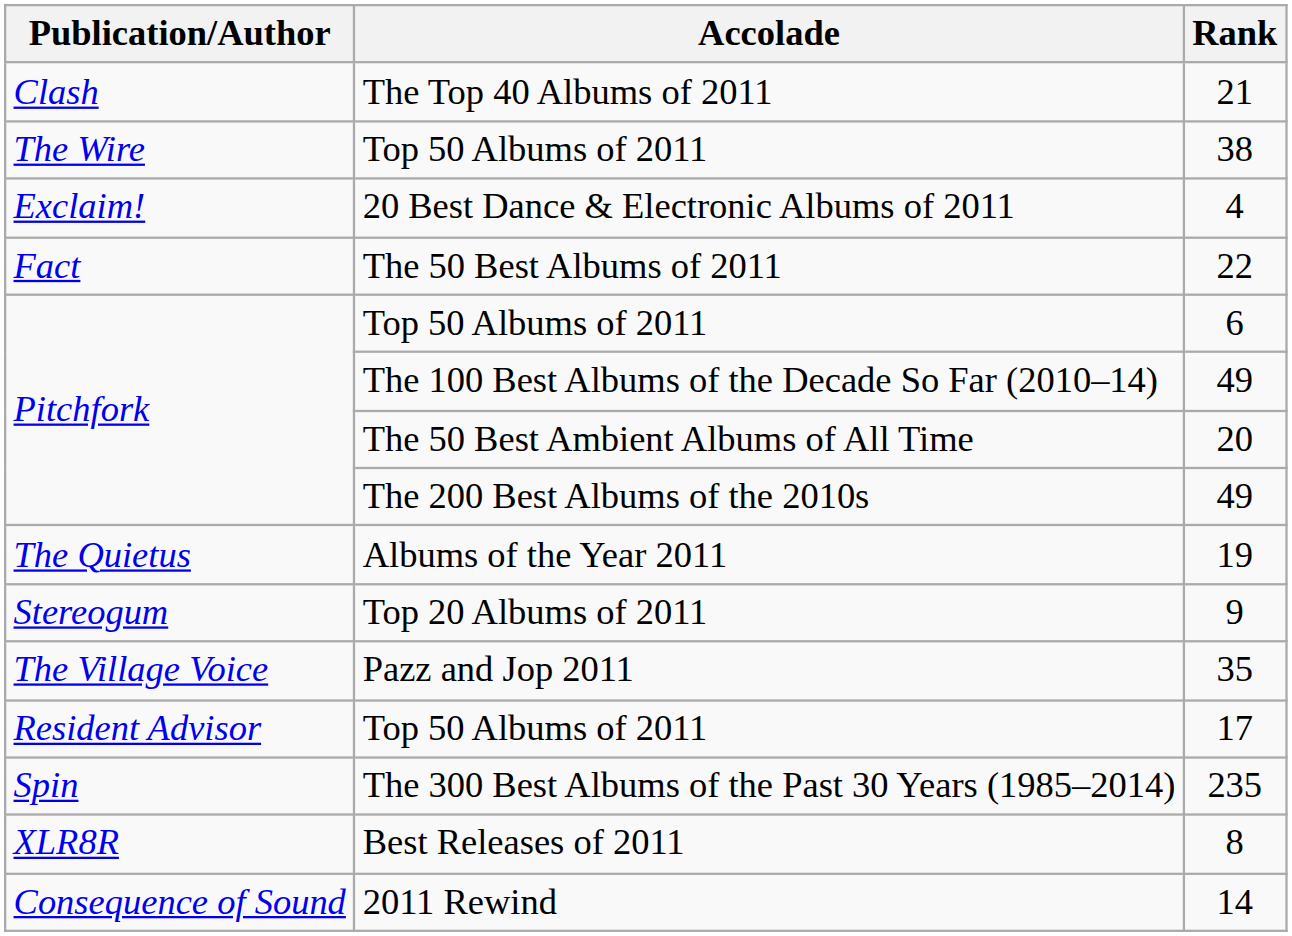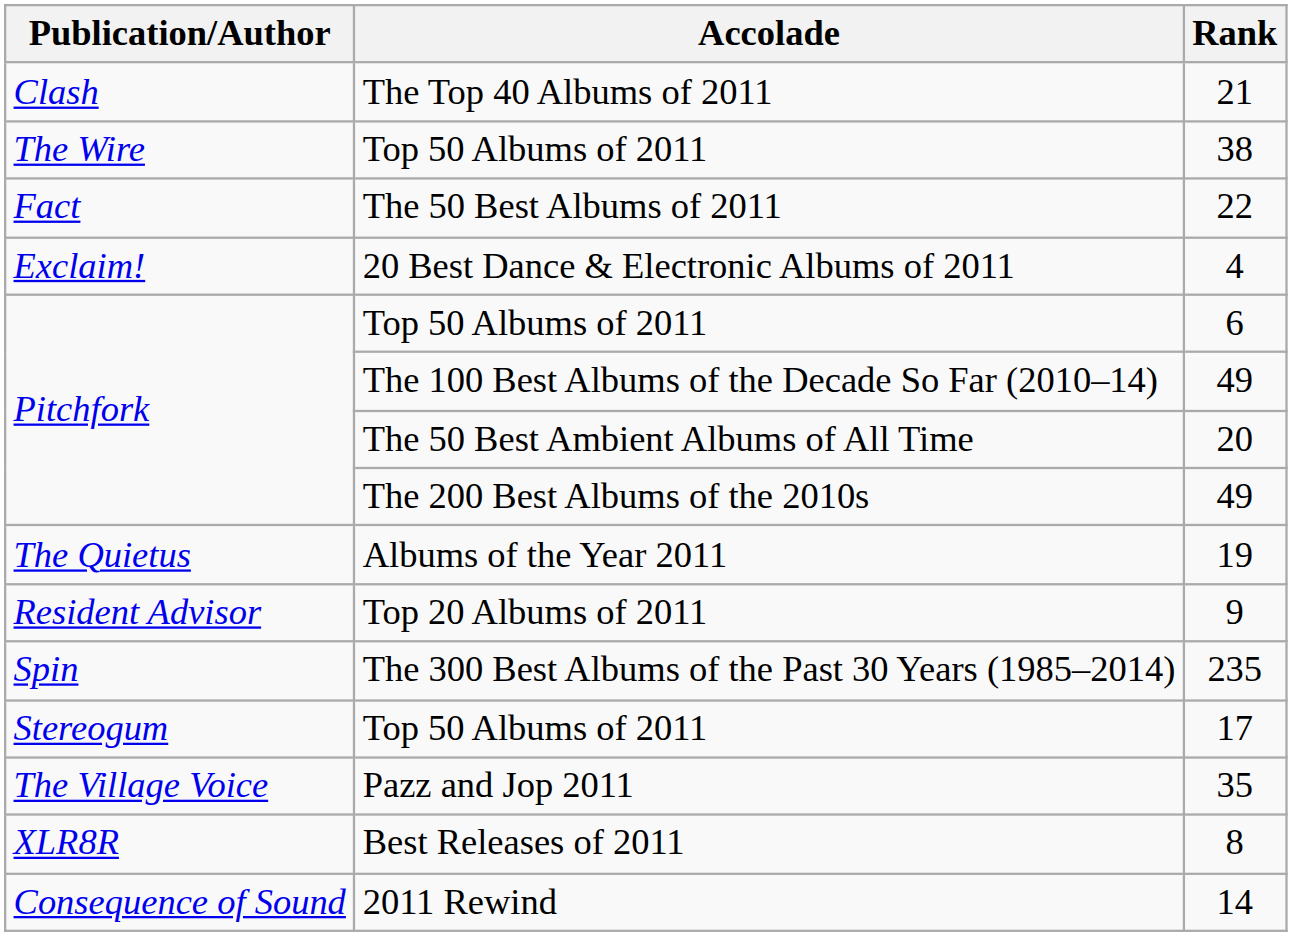rows swapped: (689, 206) <-> (572, 264)
(91, 611) Stereogum -> (137, 611) Resident Advisor
rows swapped: (769, 785) <-> (498, 669)
(137, 727) Resident Advisor -> (91, 727) Stereogum
